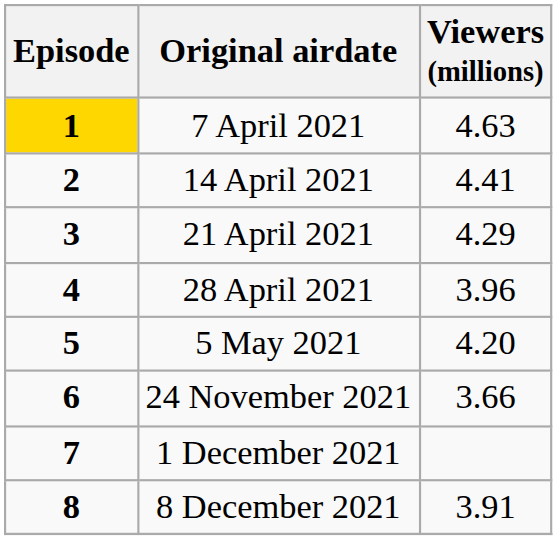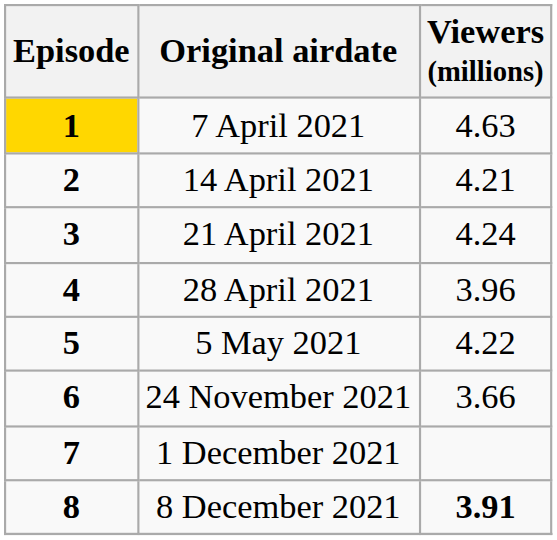(486, 179) 4.41 -> (486, 179) 4.21
(486, 234) 4.29 -> (486, 234) 4.24
(486, 343) 4.20 -> (486, 343) 4.22
(486, 506) normal -> (486, 506) bold
